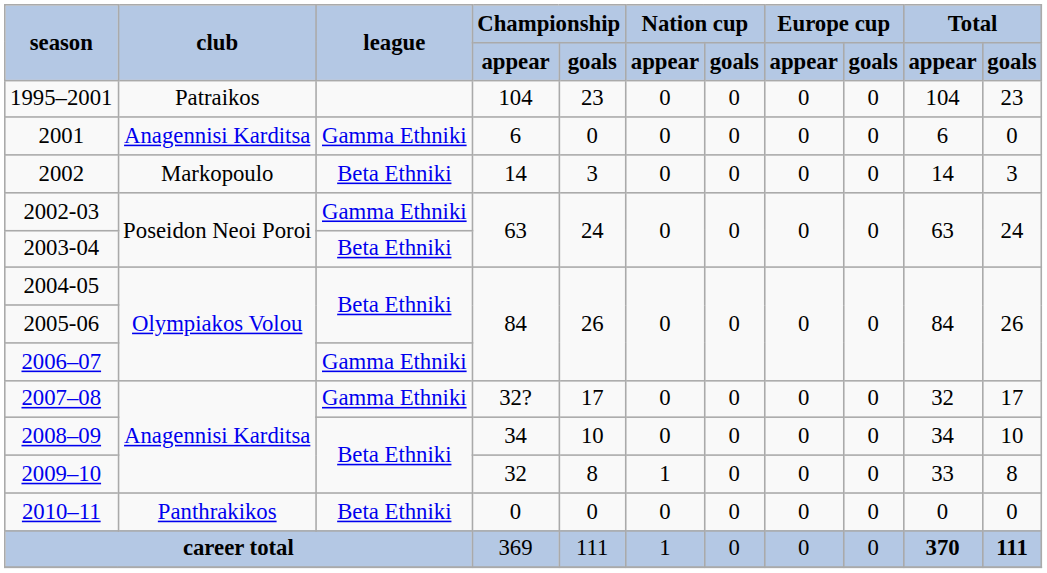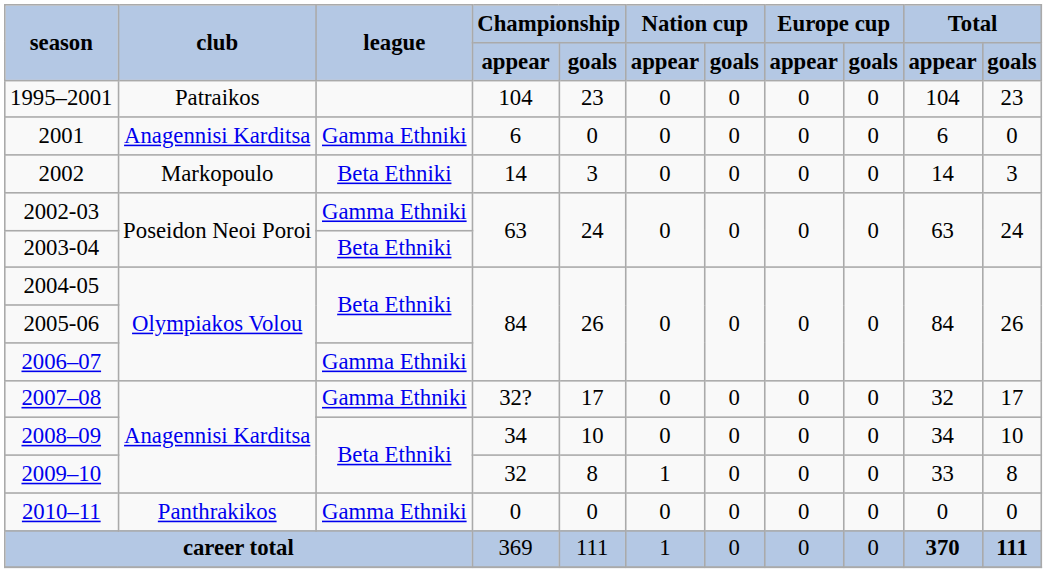(394, 511) Beta Ethniki -> (394, 511) Gamma Ethniki
